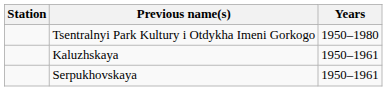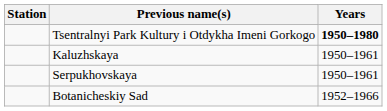(350, 34) normal -> (350, 34) bold
+ row: (100, 95)
